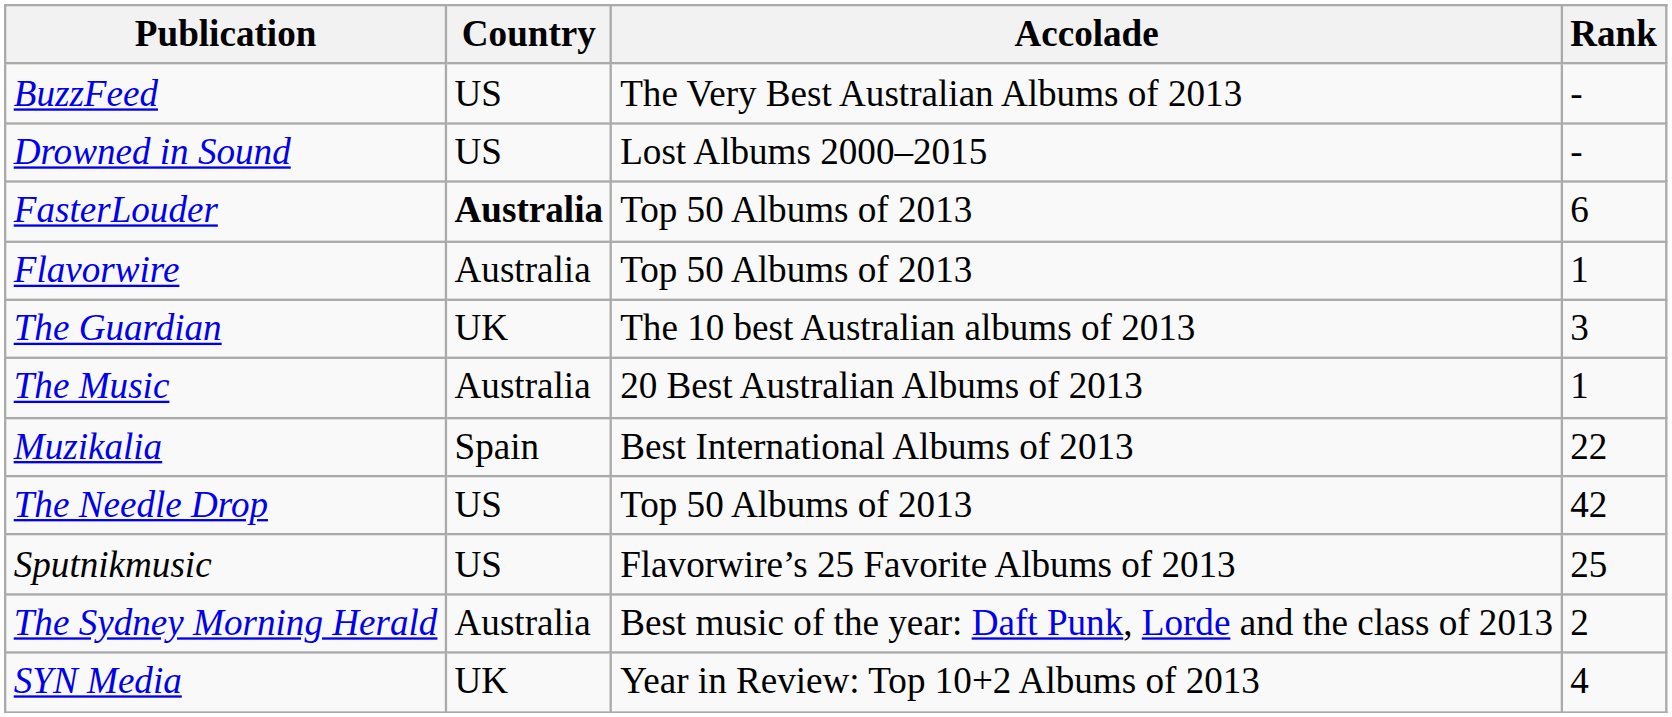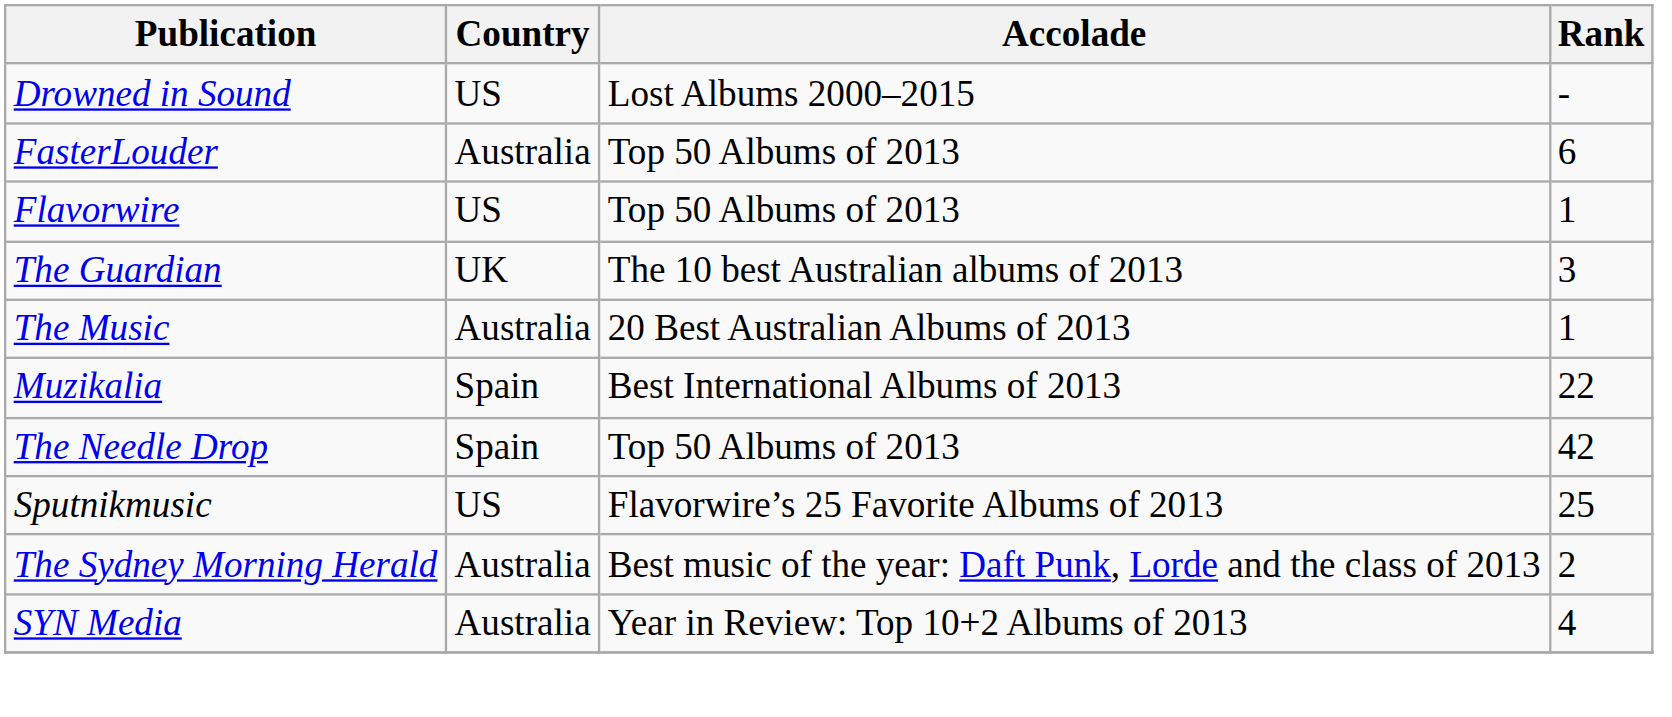- row: (86, 92)
(529, 210) bold -> (523, 151) normal
(523, 269) Australia -> (478, 210) US
(478, 504) US -> (497, 446) Spain
(481, 681) UK -> (523, 622) Australia
